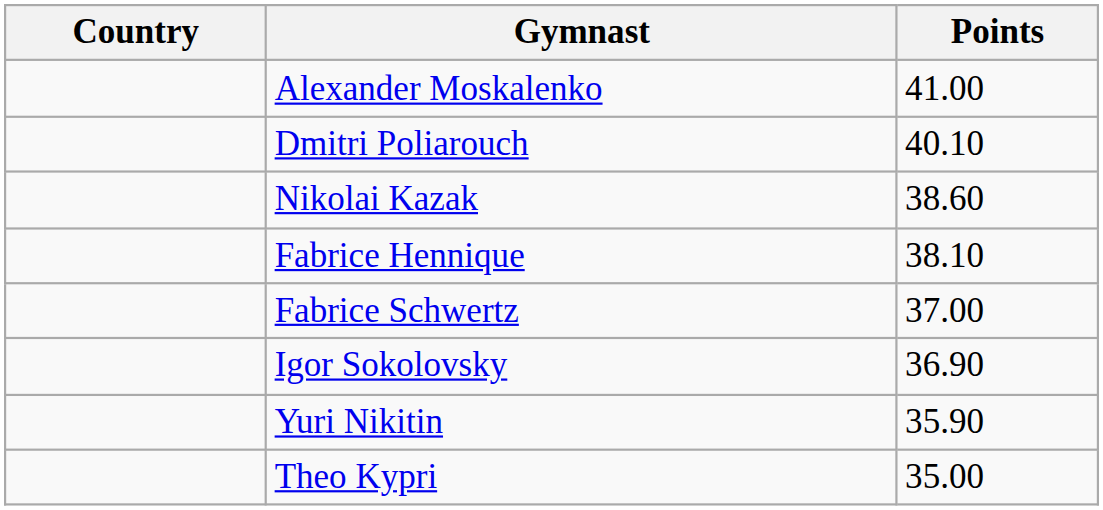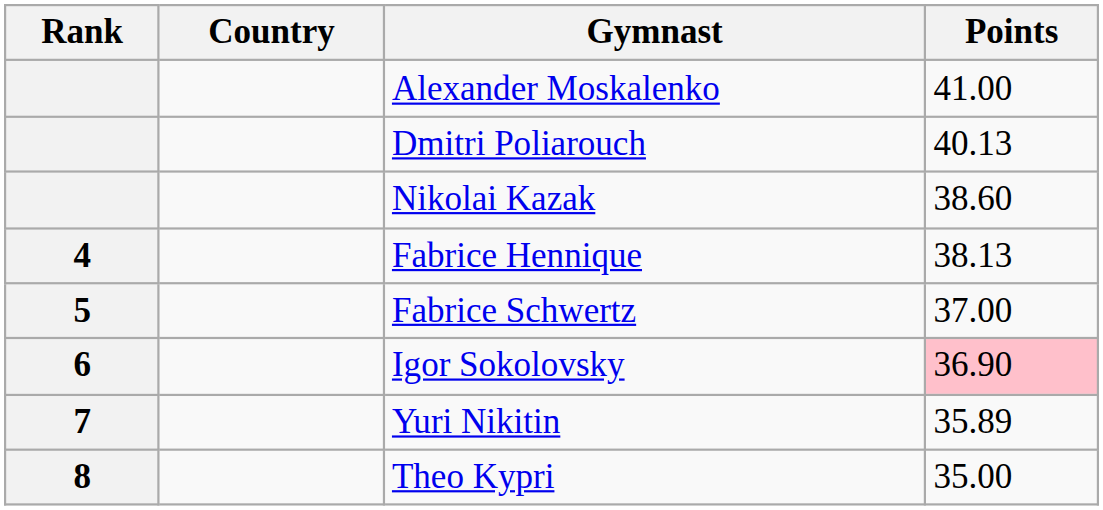+ column: (82, 32)
(945, 143) 40.10 -> (973, 143) 40.13
(945, 254) 38.10 -> (973, 254) 38.13
(945, 365) no background -> (973, 365) pink background
(945, 421) 35.90 -> (973, 421) 35.89
